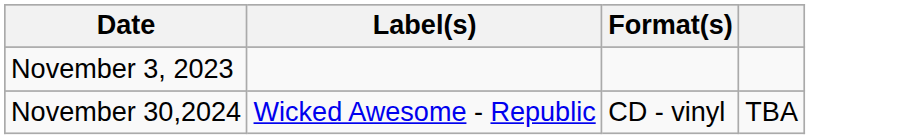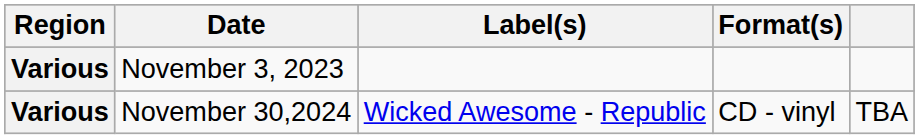+ column: (60, 25)
